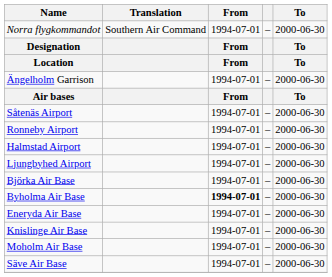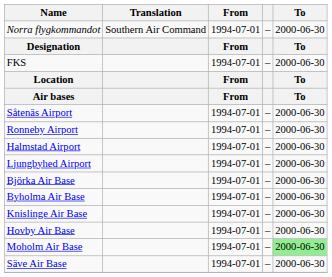+ row: (16, 63)
- row: (50, 79)
(236, 197) bold -> (236, 197) normal
- row: (44, 213)
+ row: (41, 230)
(300, 247) no background -> (300, 247) lightgreen background
